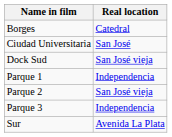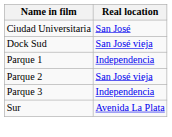- row: (21, 28)
